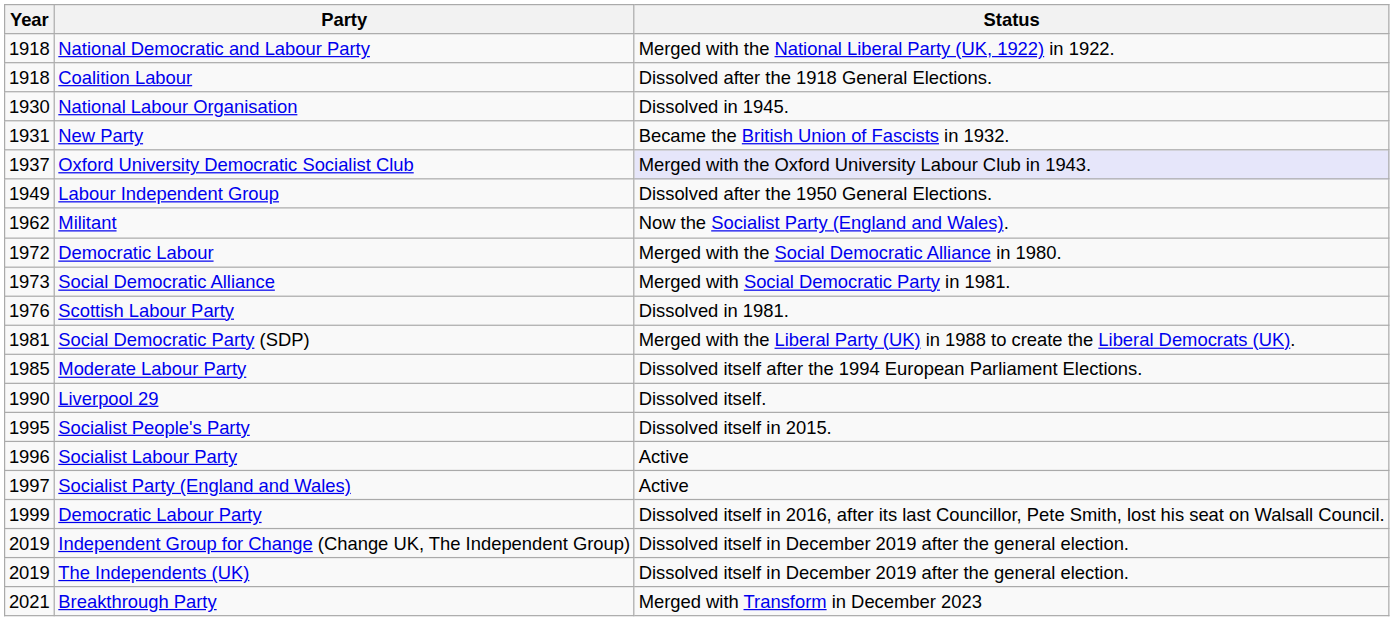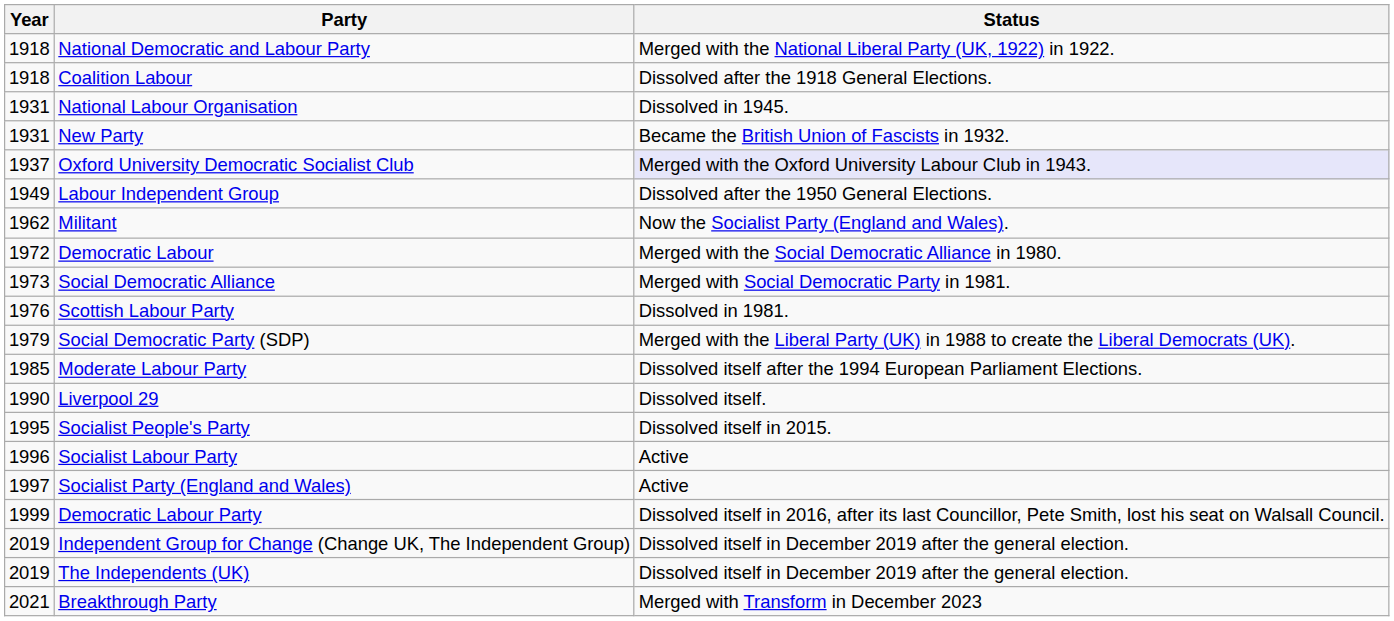(29, 107) 1930 -> (29, 107) 1931
(29, 340) 1981 -> (29, 340) 1979
